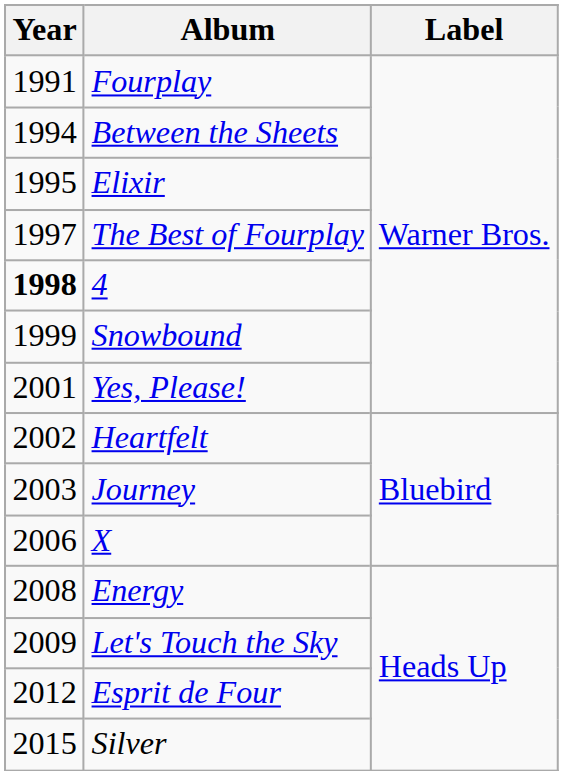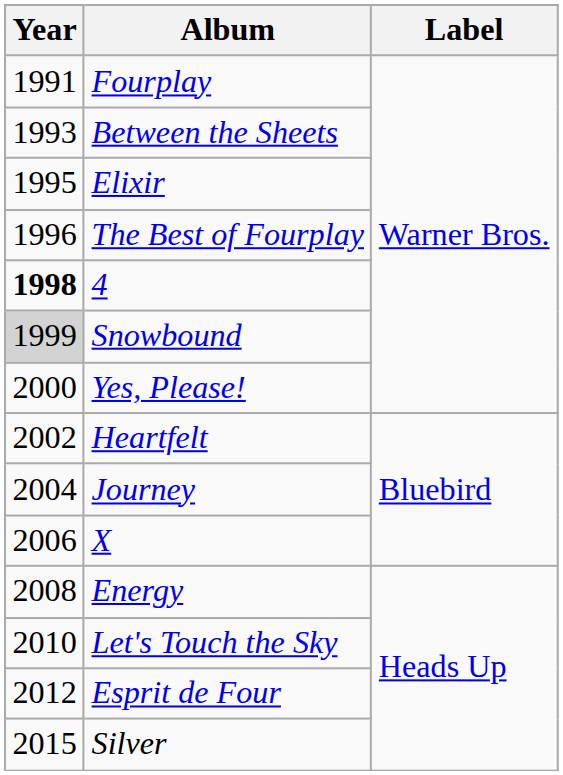(45, 132) 1994 -> (45, 132) 1993
(45, 234) 1997 -> (45, 234) 1996
(45, 336) no background -> (45, 336) lightgrey background
(45, 387) 2001 -> (45, 387) 2000
(45, 489) 2003 -> (45, 489) 2004
(45, 642) 2009 -> (45, 642) 2010
